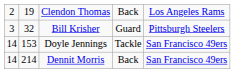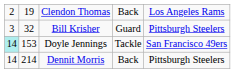(12, 44) no background -> (12, 44) paleturquoise background
(187, 60) San Francisco 49ers -> (187, 60) Pittsburgh Steelers
